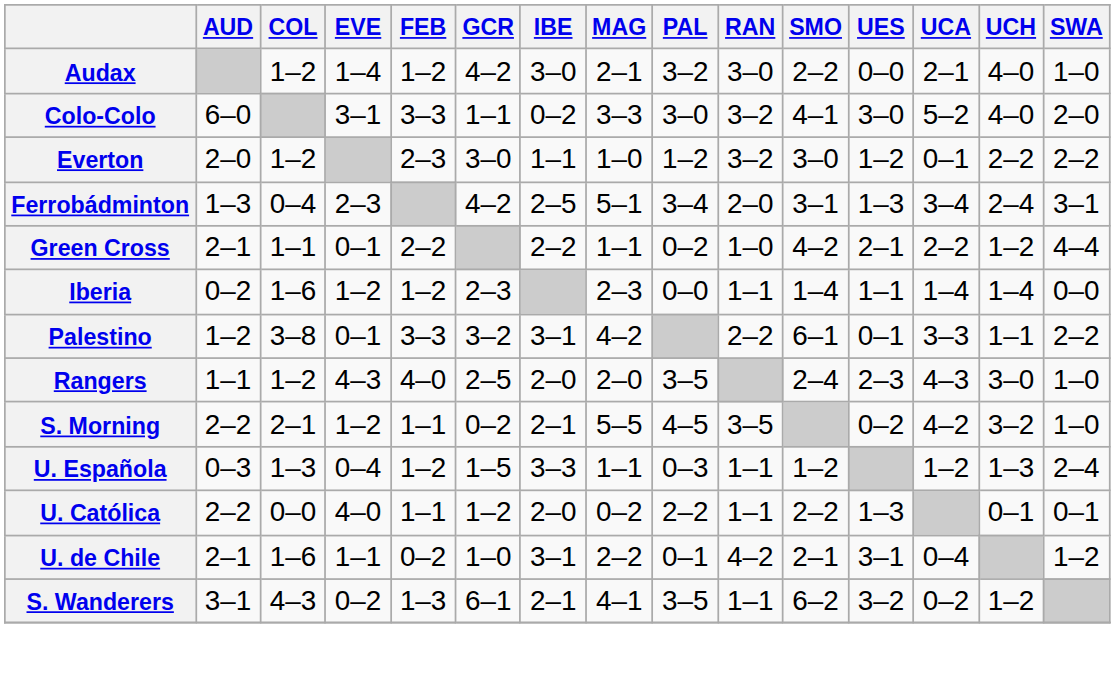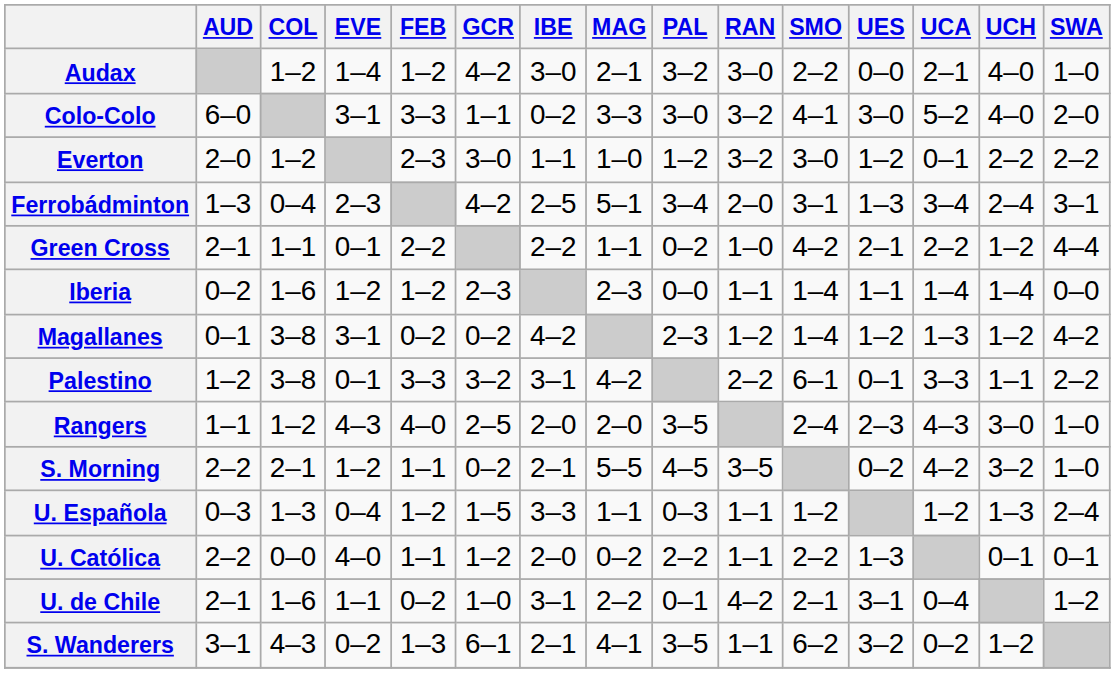+ row: (100, 337)
